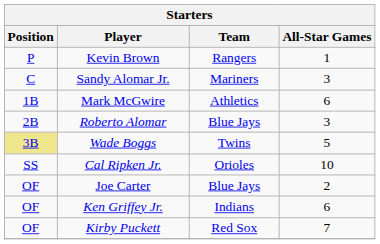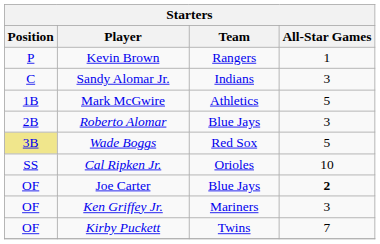(234, 79) Mariners -> (234, 79) Indians
(327, 100) 6 -> (327, 100) 5
(234, 143) Twins -> (234, 143) Red Sox
(327, 185) normal -> (327, 185) bold
(234, 206) Indians -> (234, 206) Mariners
(327, 206) 6 -> (327, 206) 3
(234, 228) Red Sox -> (234, 228) Twins
